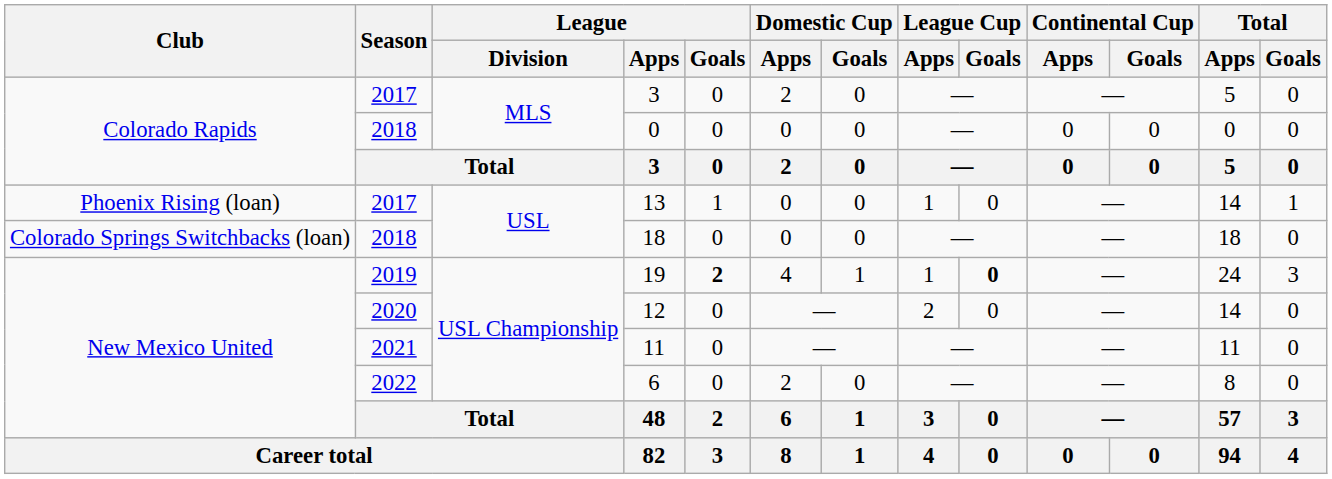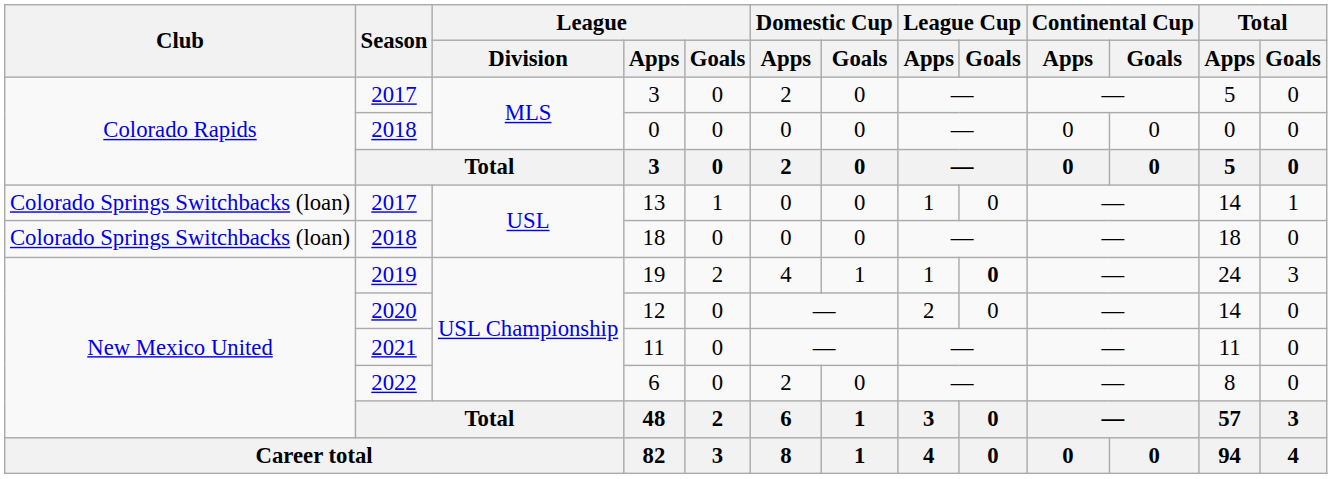(180, 202) Phoenix Rising (loan) -> (180, 202) Colorado Springs Switchbacks (loan)
(717, 274) bold -> (717, 274) normal
